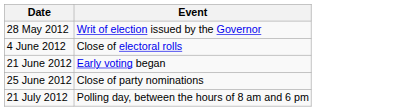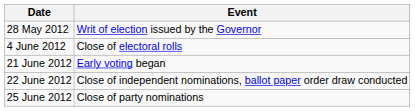+ row: (39, 81)
- row: (37, 98)
